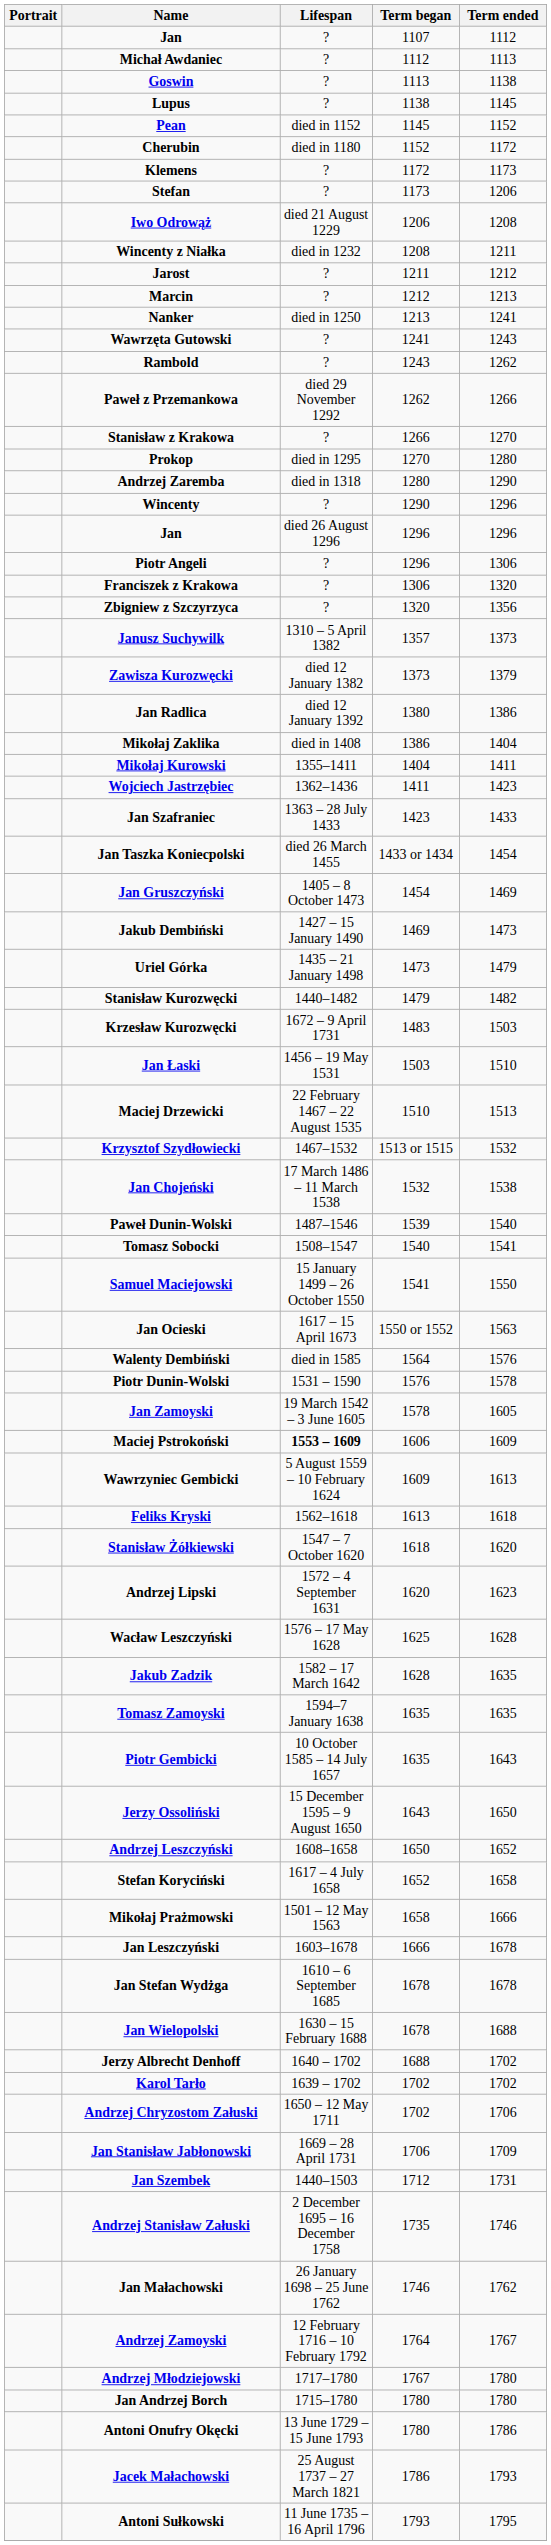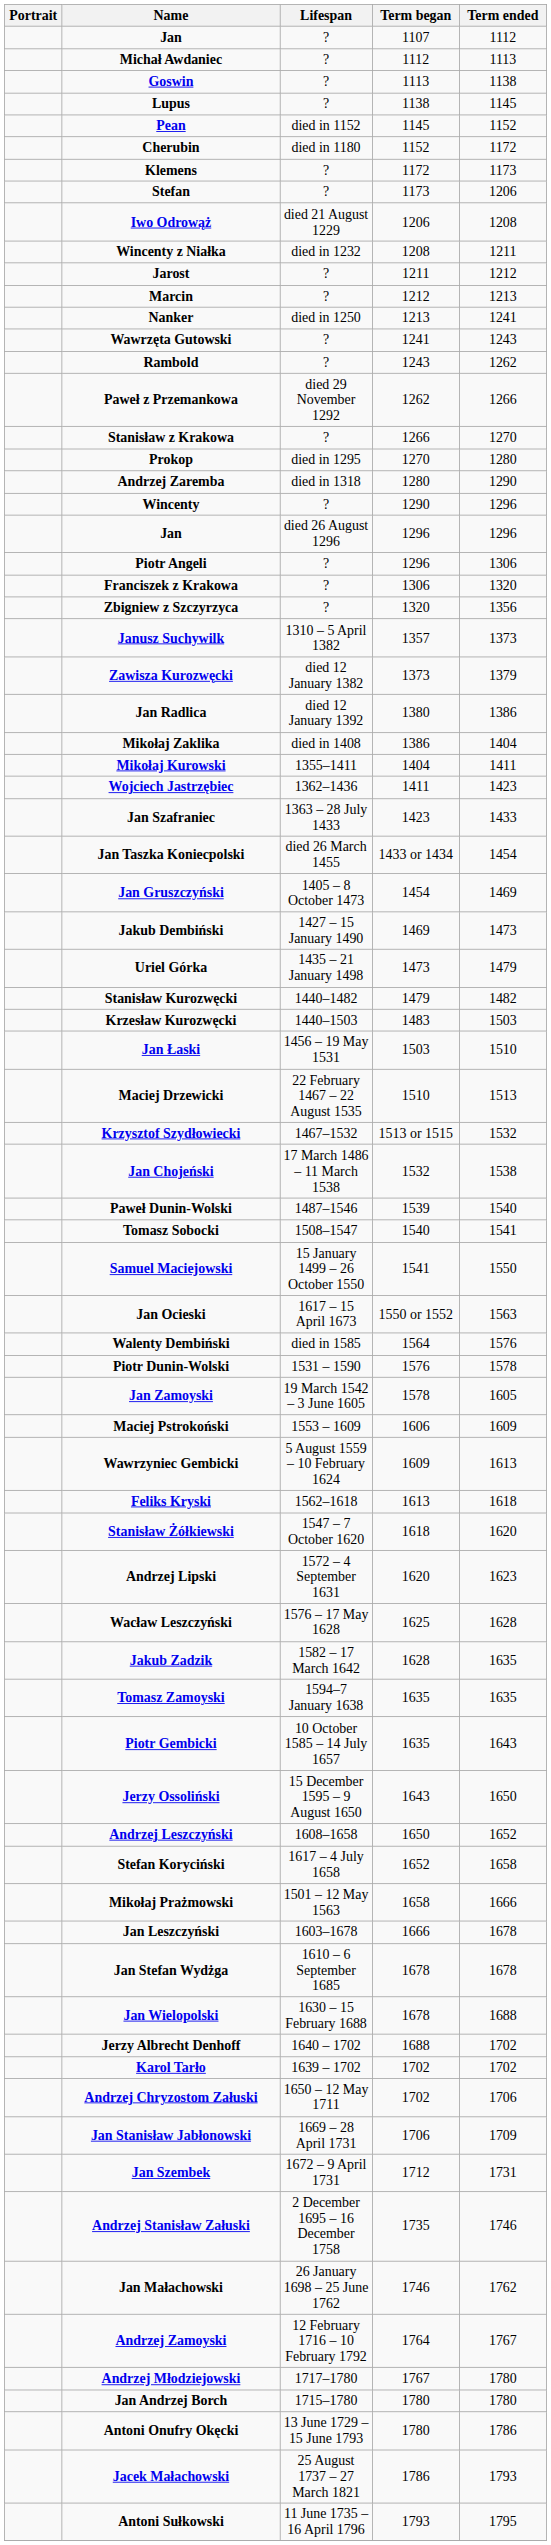(326, 1028) 1672 – 9 April 1731 -> (326, 1020) 1440–1503
(326, 1441) bold -> (326, 1426) normal
(326, 2180) 1440–1503 -> (326, 2173) 1672 – 9 April 1731
